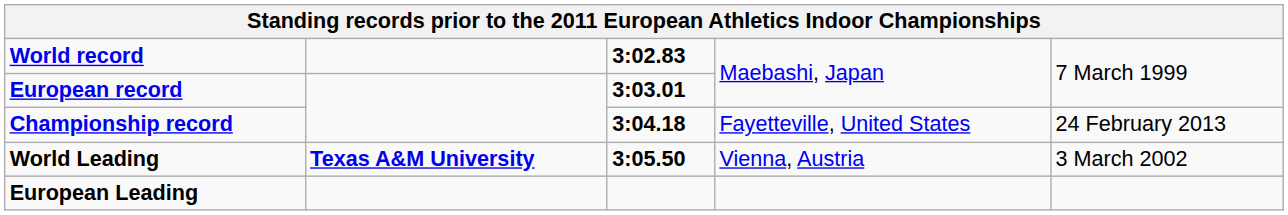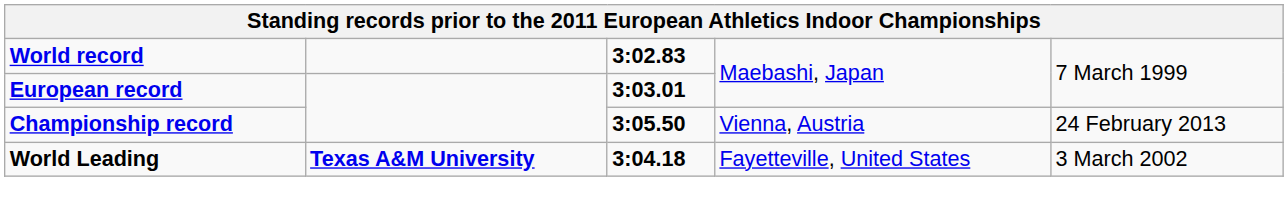(649, 124) 3:04.18 -> (649, 124) 3:05.50
(845, 124) Fayetteville, United States -> (792, 124) Vienna, Austria
(649, 158) 3:05.50 -> (649, 158) 3:04.18
(792, 158) Vienna, Austria -> (845, 158) Fayetteville, United States
- row: (104, 192)
